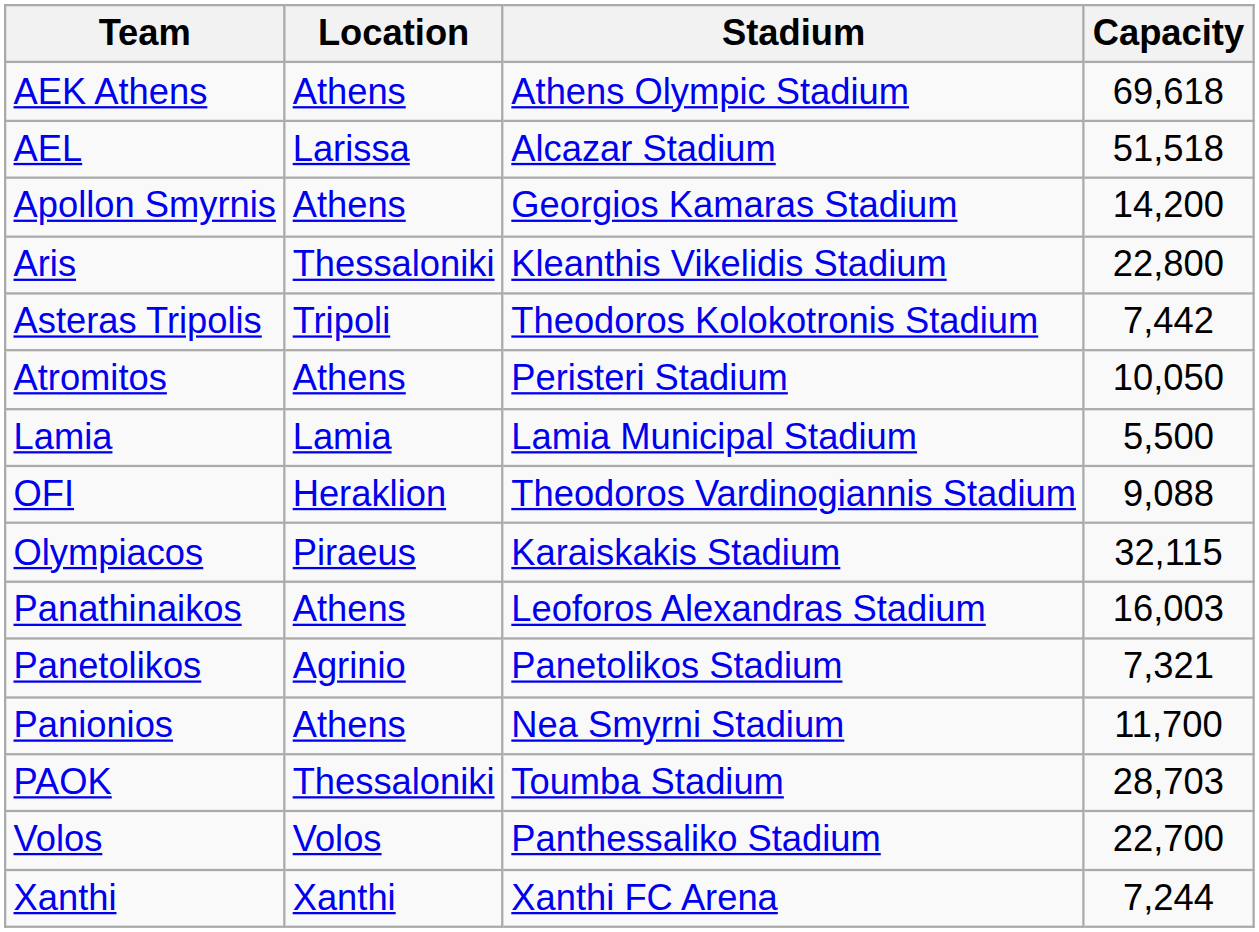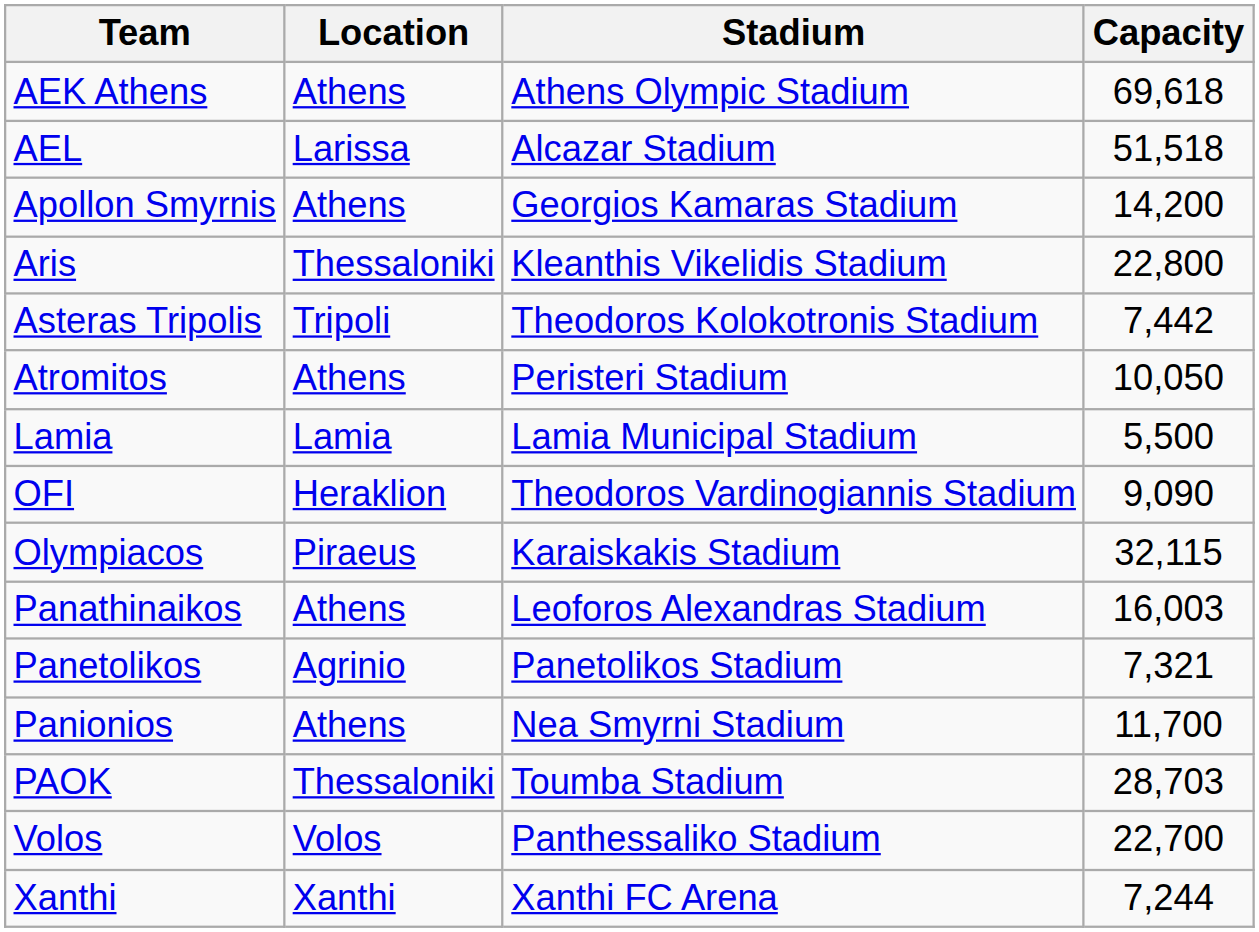(1168, 494) 9,088 -> (1168, 494) 9,090
